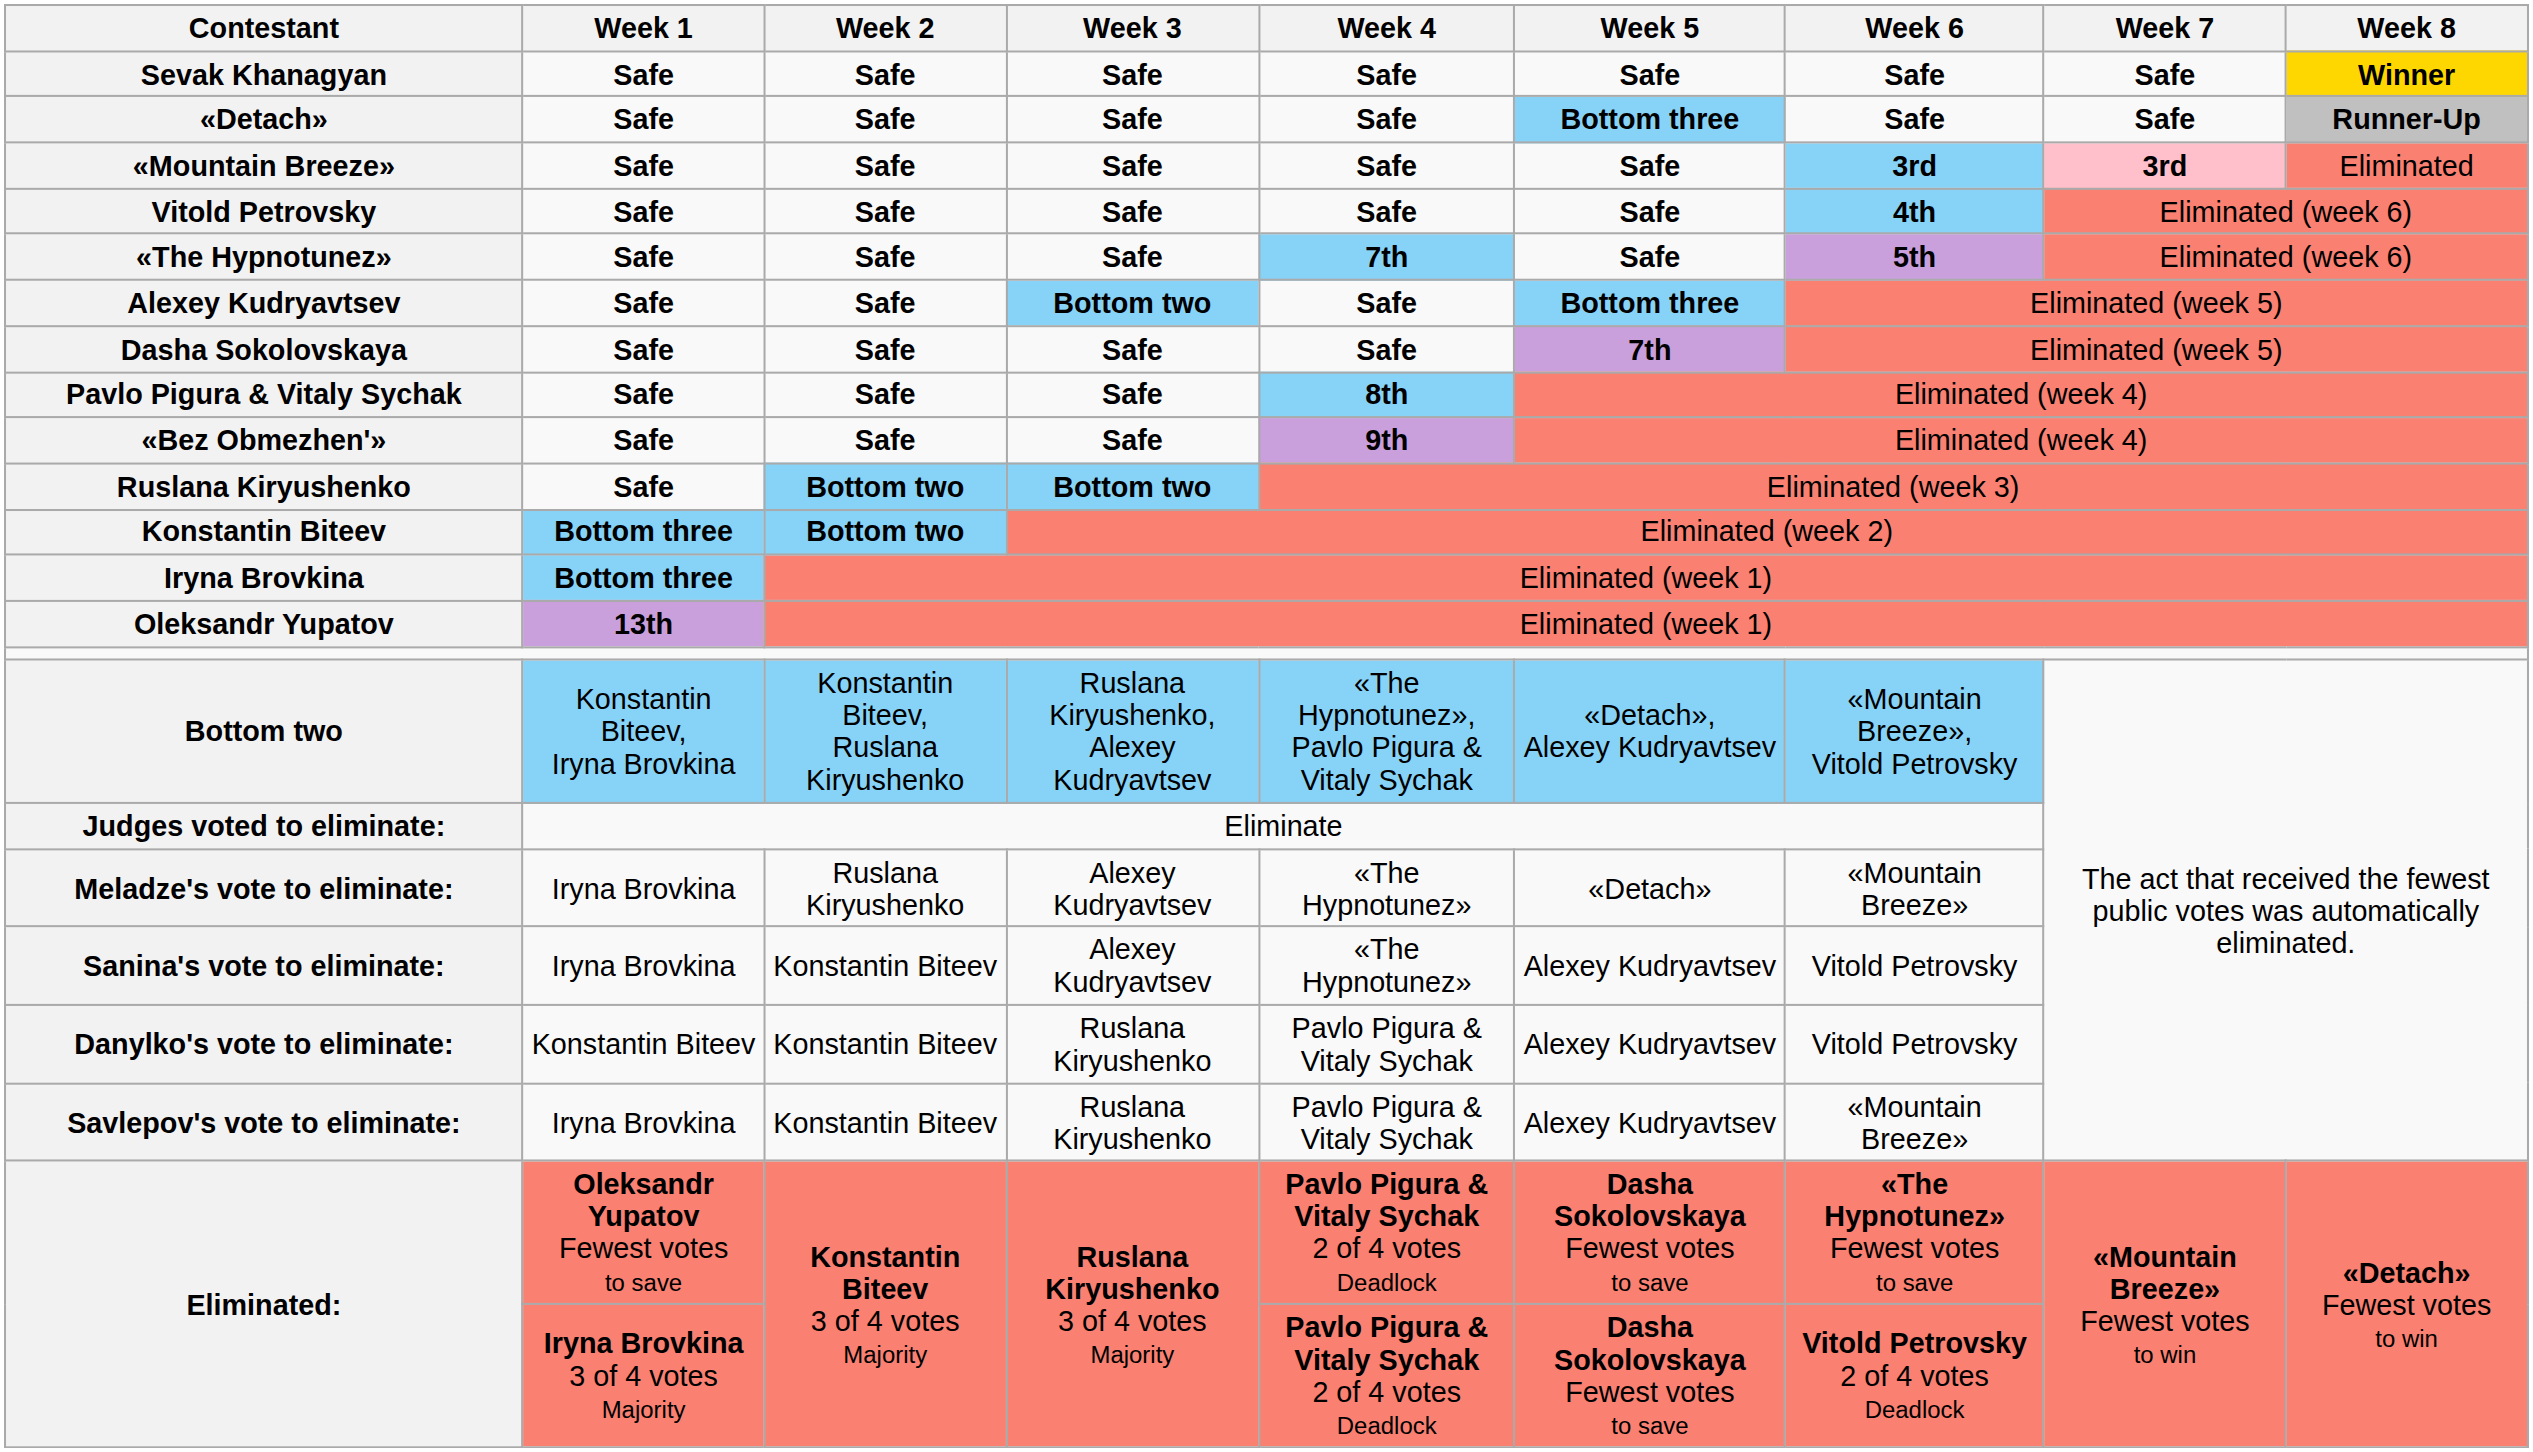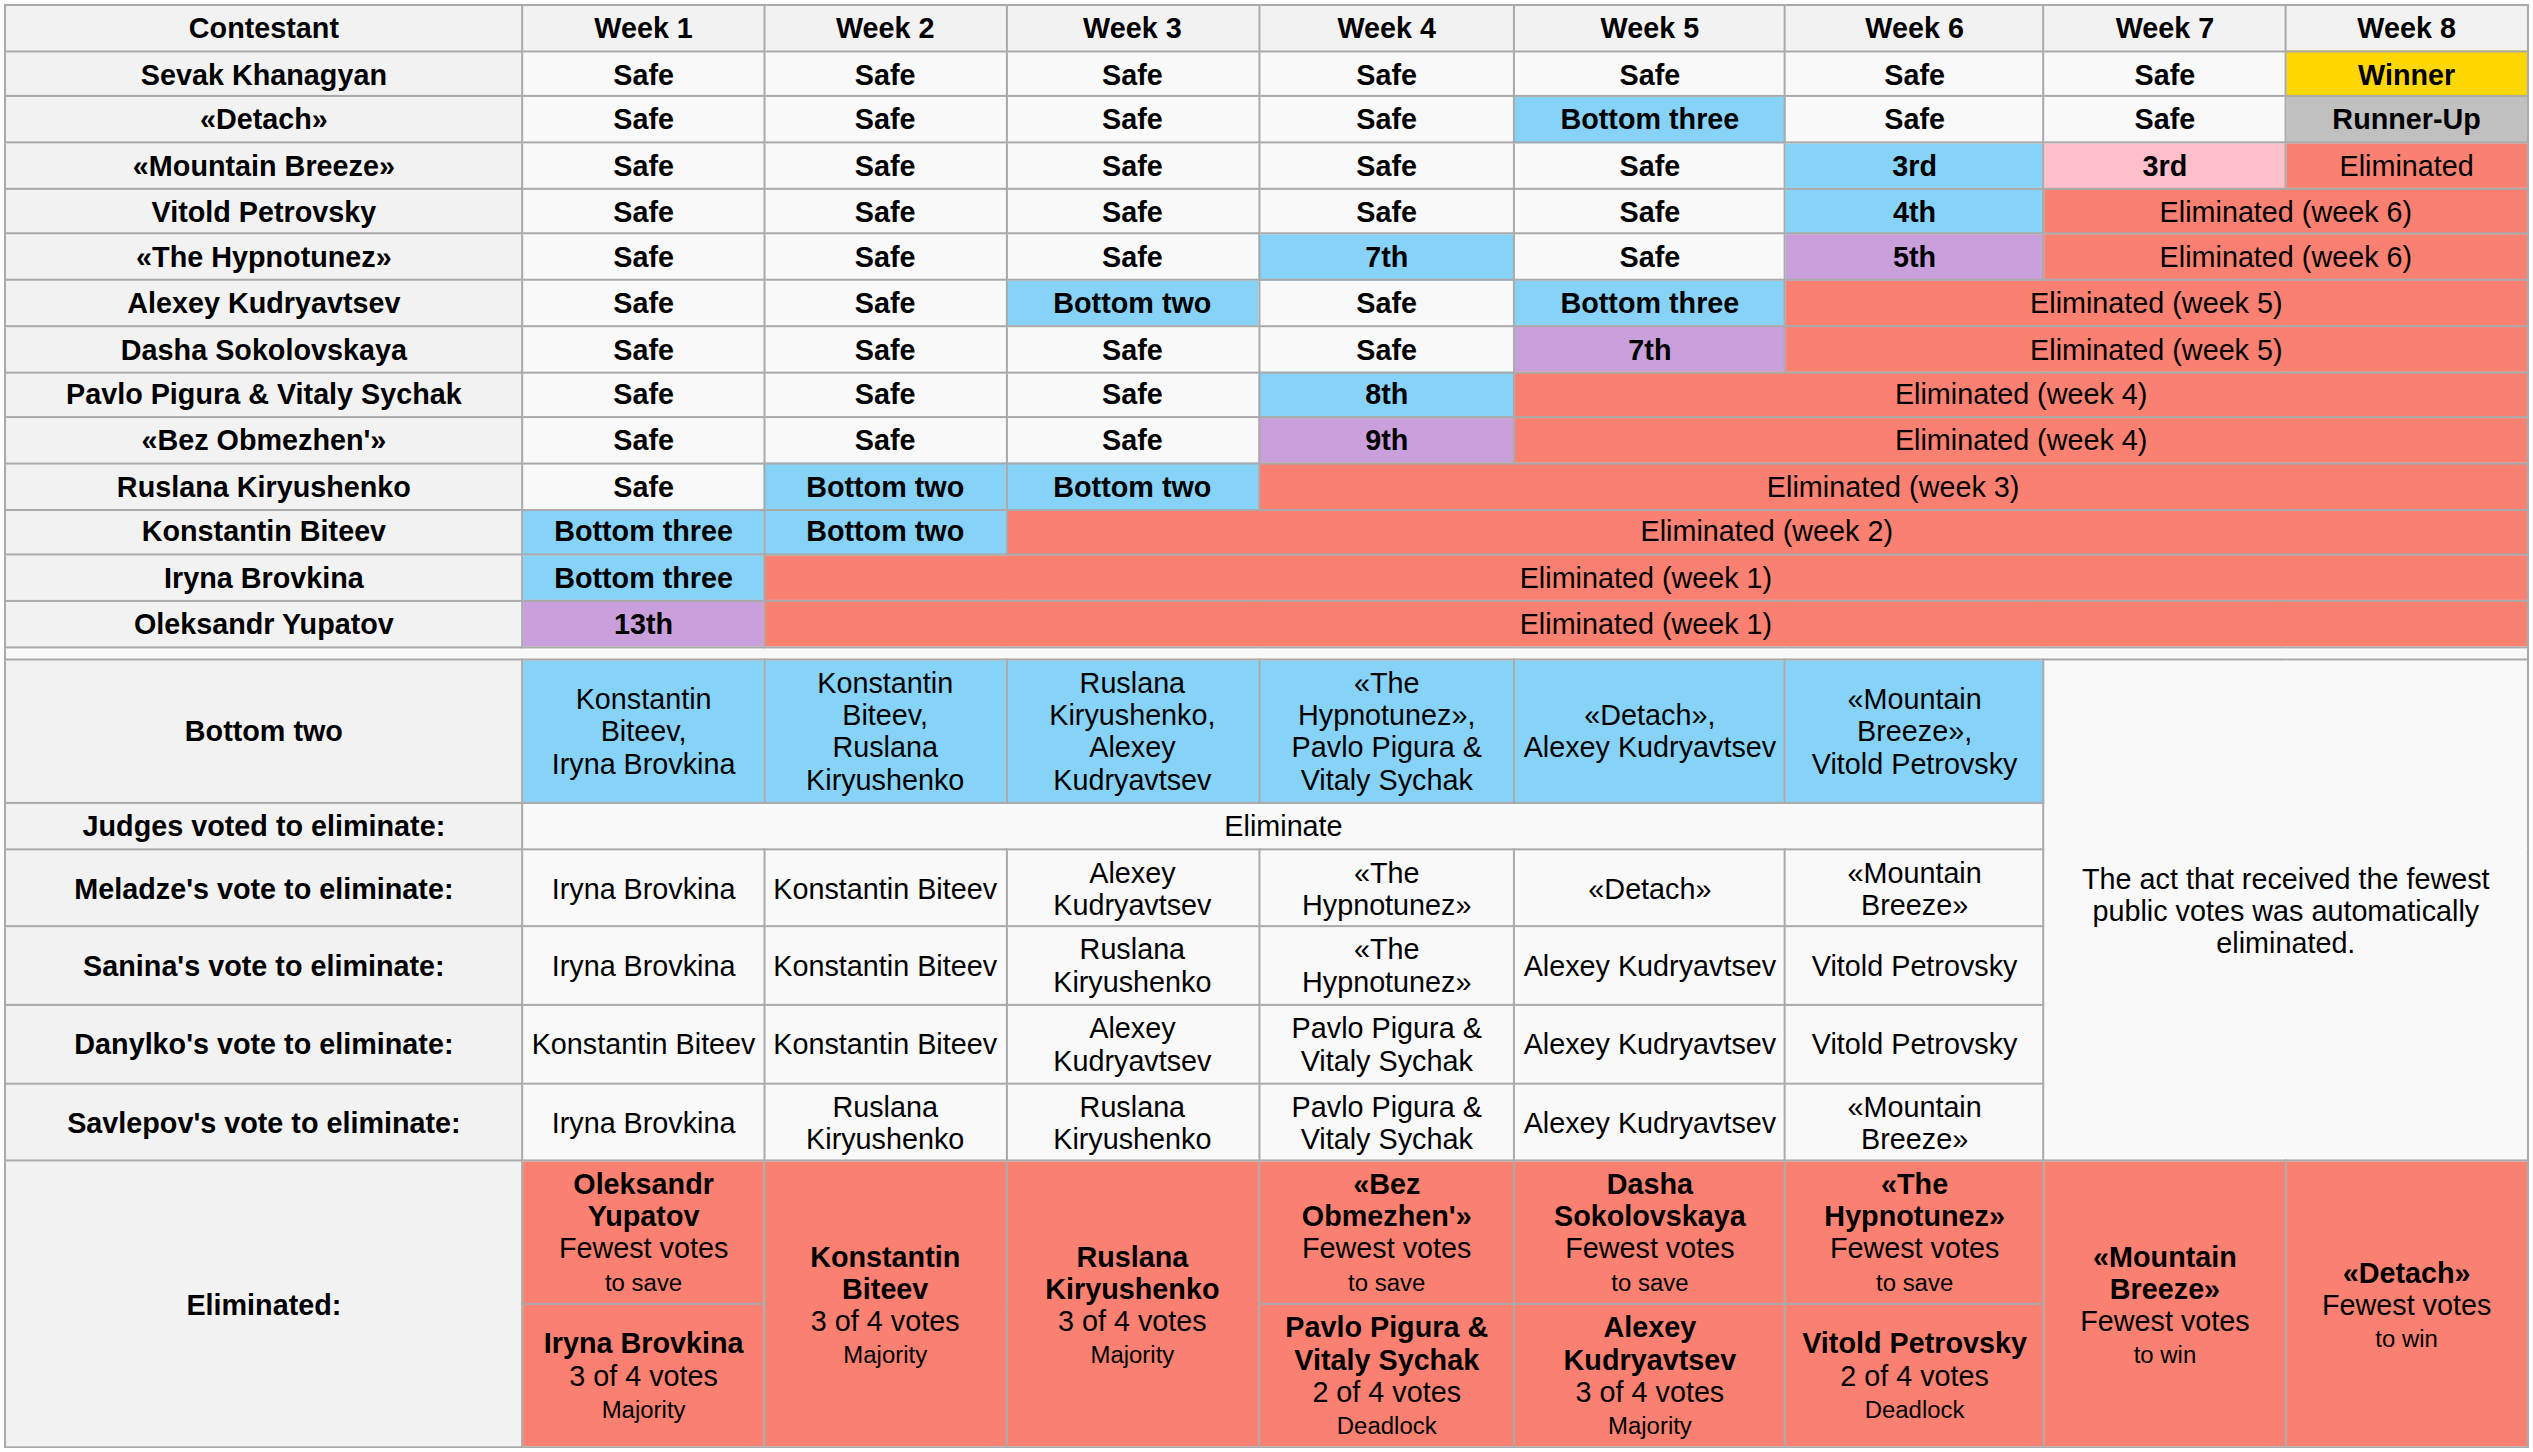(885, 888) Ruslana Kiryushenko -> (885, 888) Konstantin Biteev
(1132, 966) Alexey Kudryavtsev -> (1132, 966) Ruslana Kiryushenko
(1132, 1044) Ruslana Kiryushenko -> (1132, 1044) Alexey Kudryavtsev
(885, 1122) Konstantin Biteev -> (885, 1122) Ruslana Kiryushenko
(1387, 1233) Pavlo Pigura & Vitaly Sychak 2 of 4 votes Deadlock -> (1387, 1233) «Bez Obmezhen'» Fewest votes to save
(1650, 1376) Dasha Sokolovskaya Fewest votes to save -> (1650, 1376) Alexey Kudryavtsev 3 of 4 votes Majority
